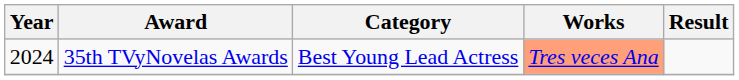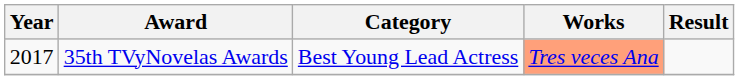(32, 56) 2024 -> (32, 56) 2017
